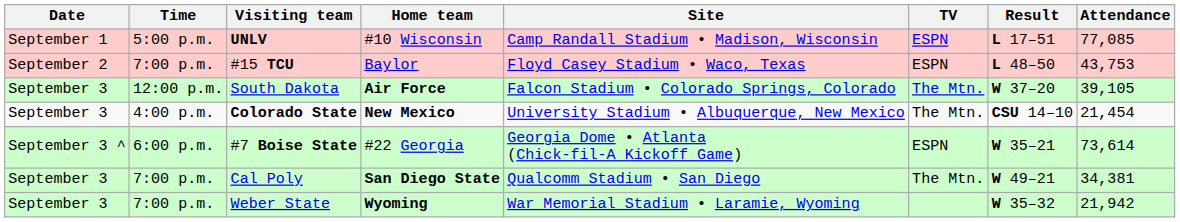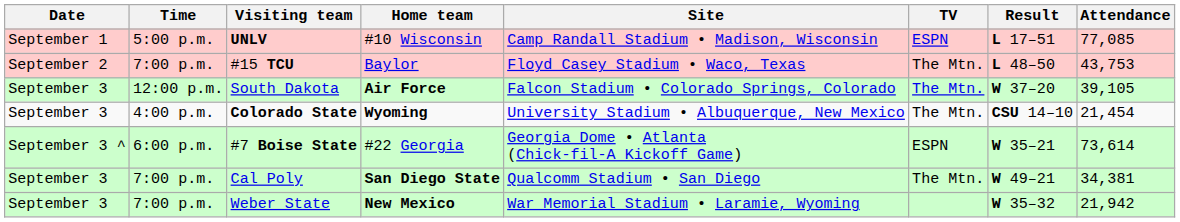(930, 66) ESPN -> (948, 66) The Mtn.
(410, 114) New Mexico -> (396, 114) Wyoming
(396, 204) Wyoming -> (410, 204) New Mexico
